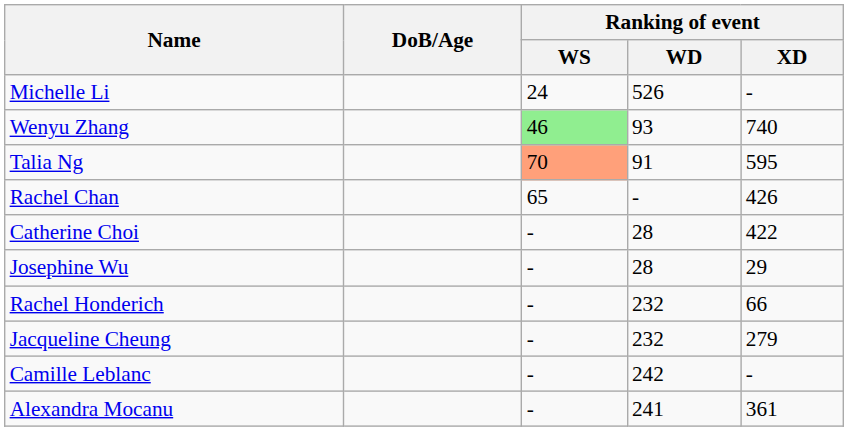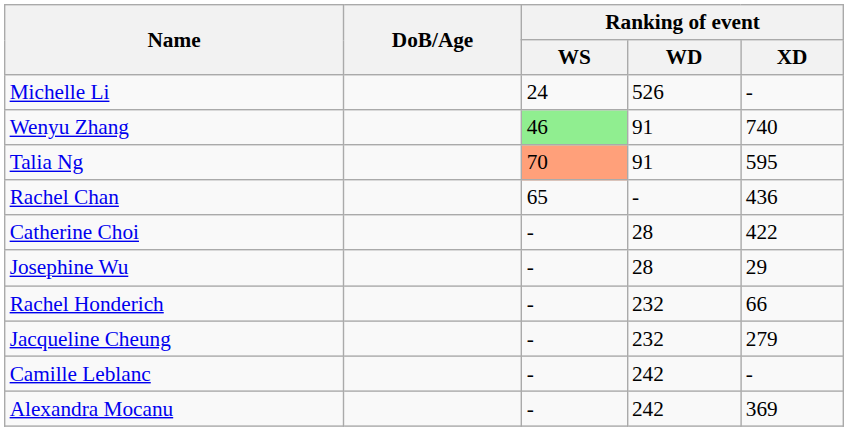(643, 127) 93 -> (643, 127) 91
(762, 197) 426 -> (762, 197) 436
(648, 408) 241 -> (648, 408) 242
(762, 408) 361 -> (762, 408) 369
